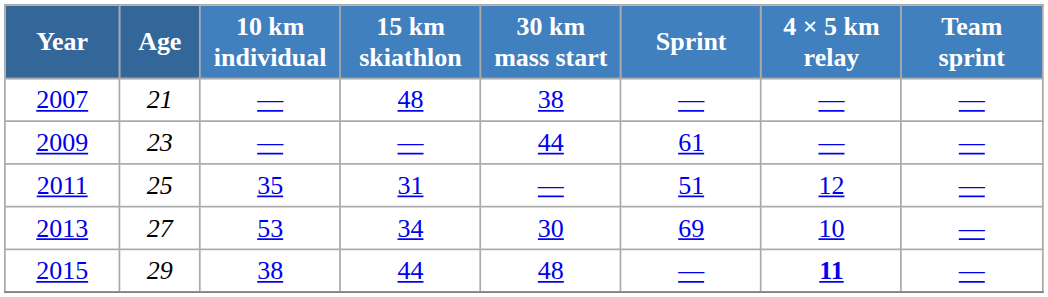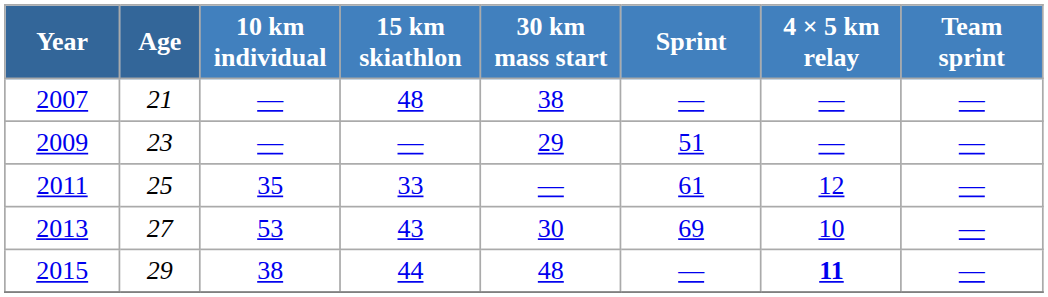(551, 142) 44 -> (551, 142) 29
(691, 142) 61 -> (691, 142) 51
(410, 185) 31 -> (410, 185) 33
(691, 185) 51 -> (691, 185) 61
(410, 228) 34 -> (410, 228) 43
